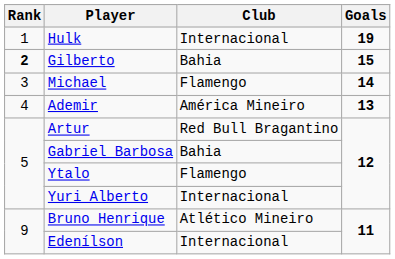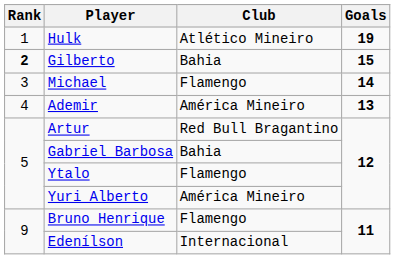(234, 39) Internacional -> (246, 39) Atlético Mineiro
(234, 197) Internacional -> (242, 197) América Mineiro
(246, 220) Atlético Mineiro -> (213, 220) Flamengo
